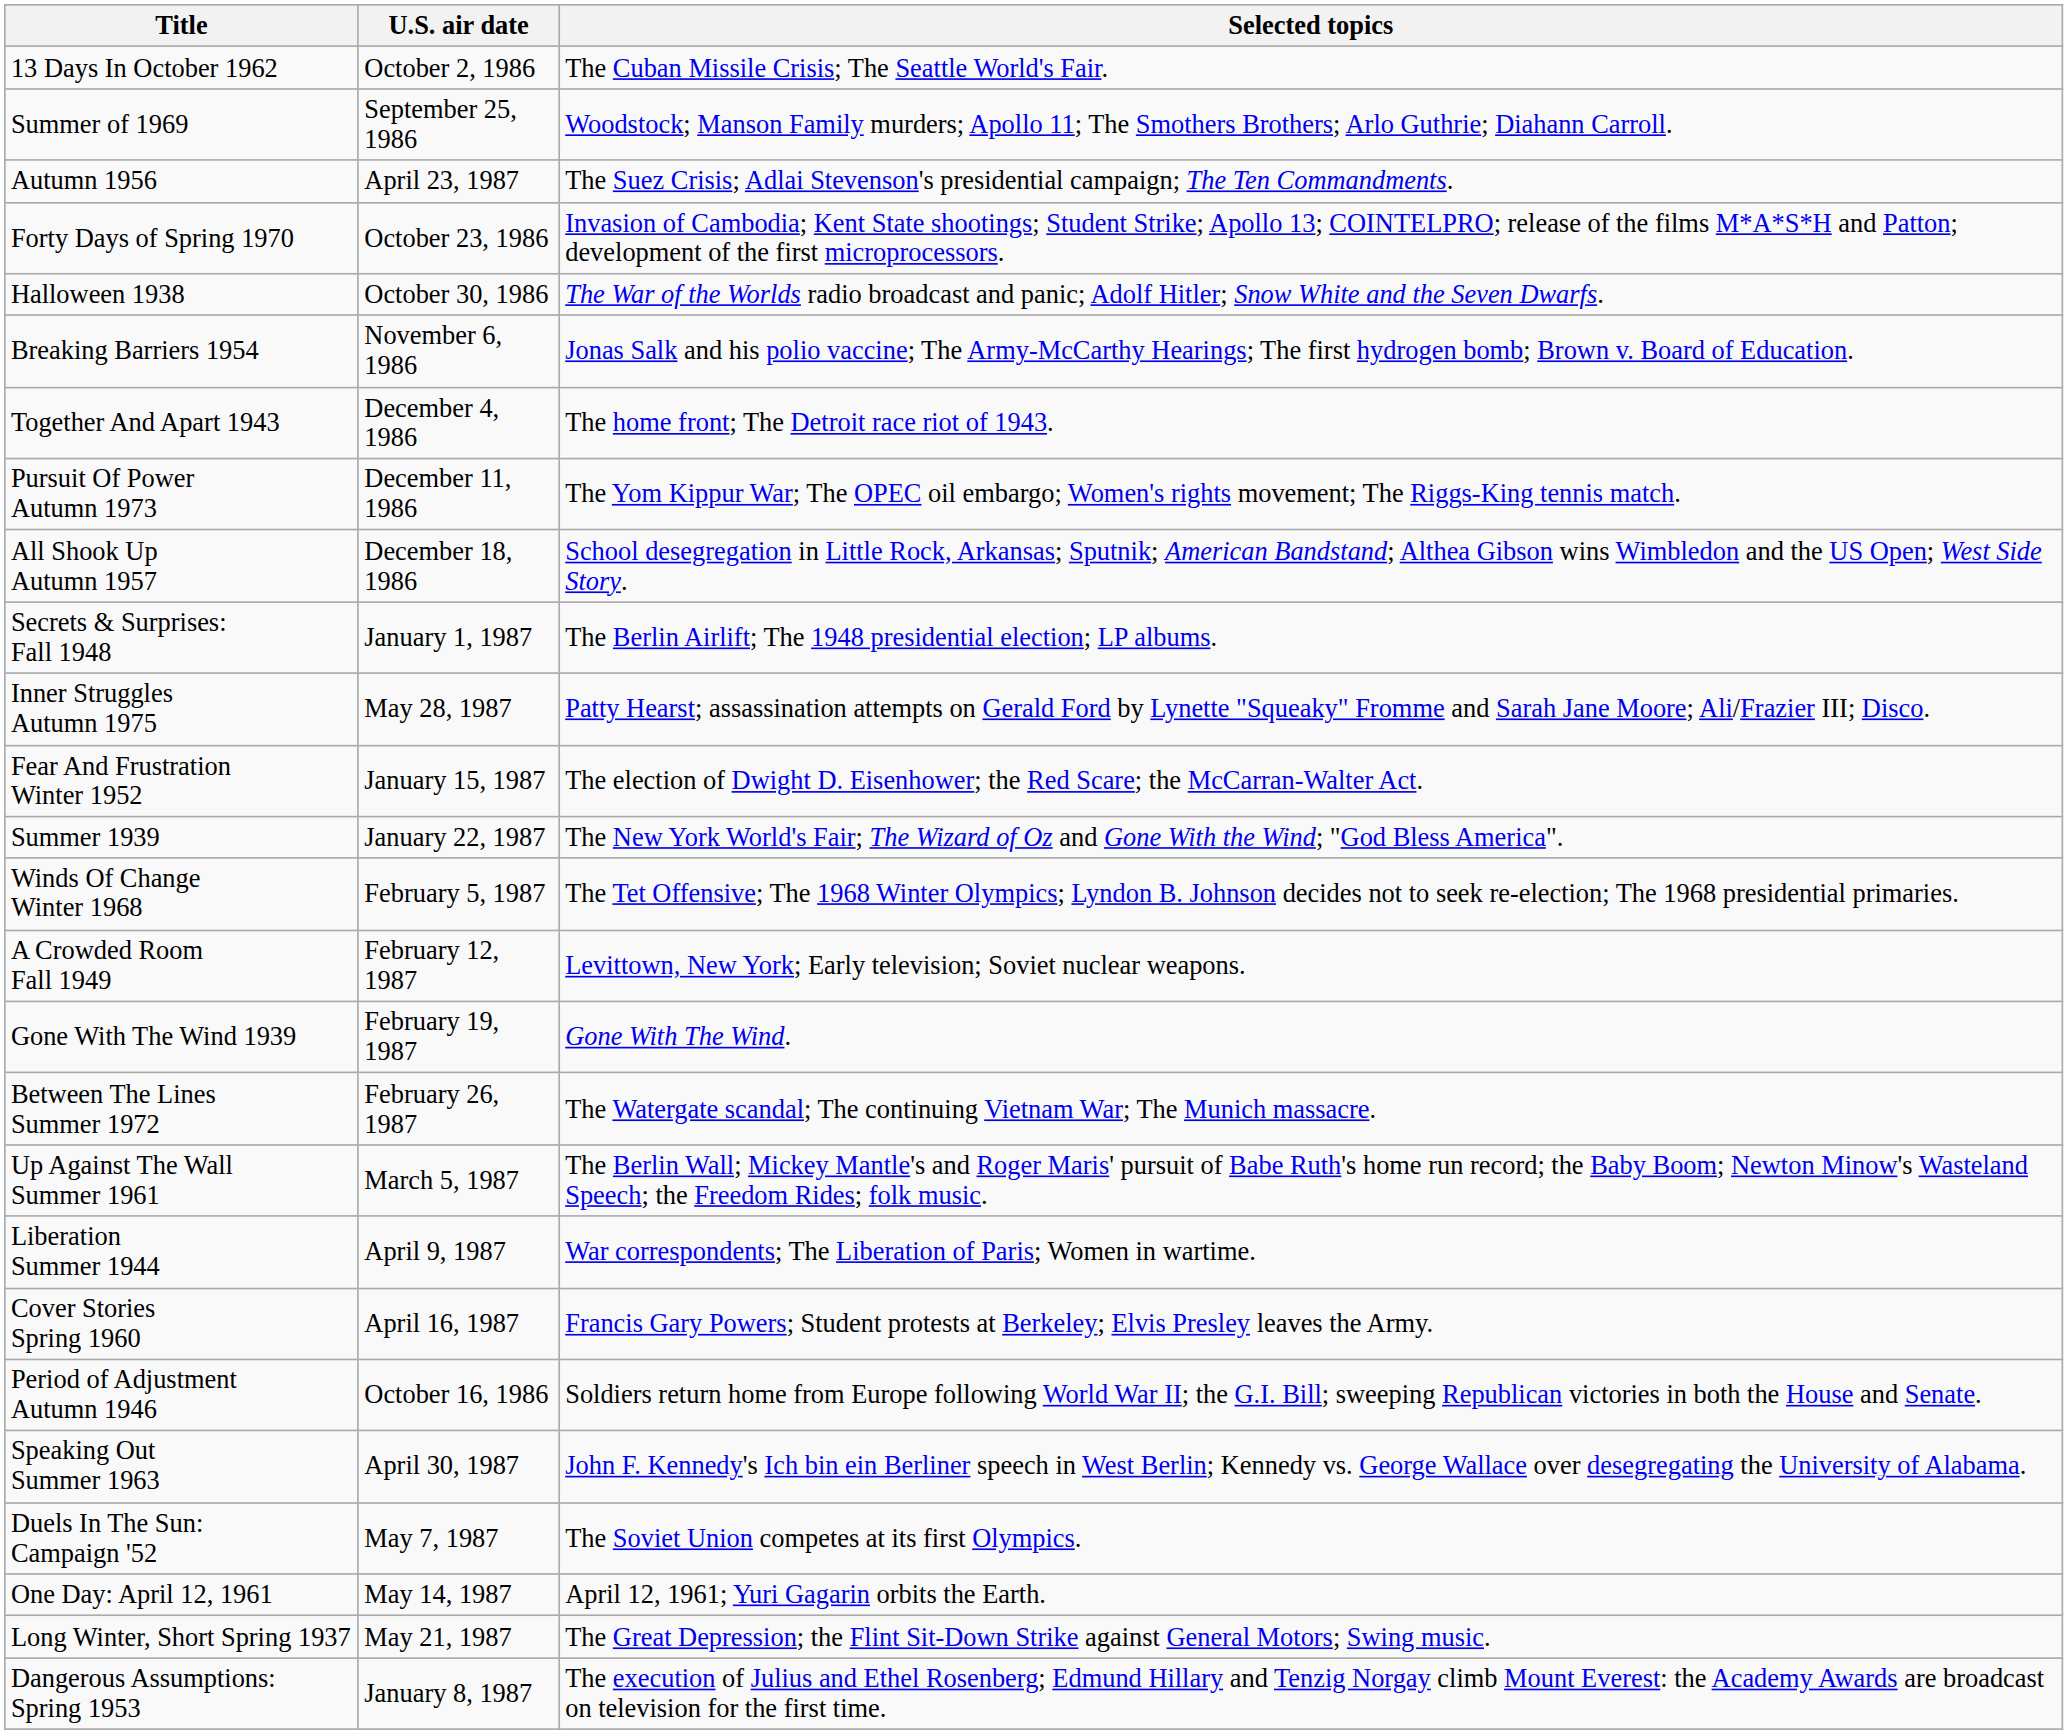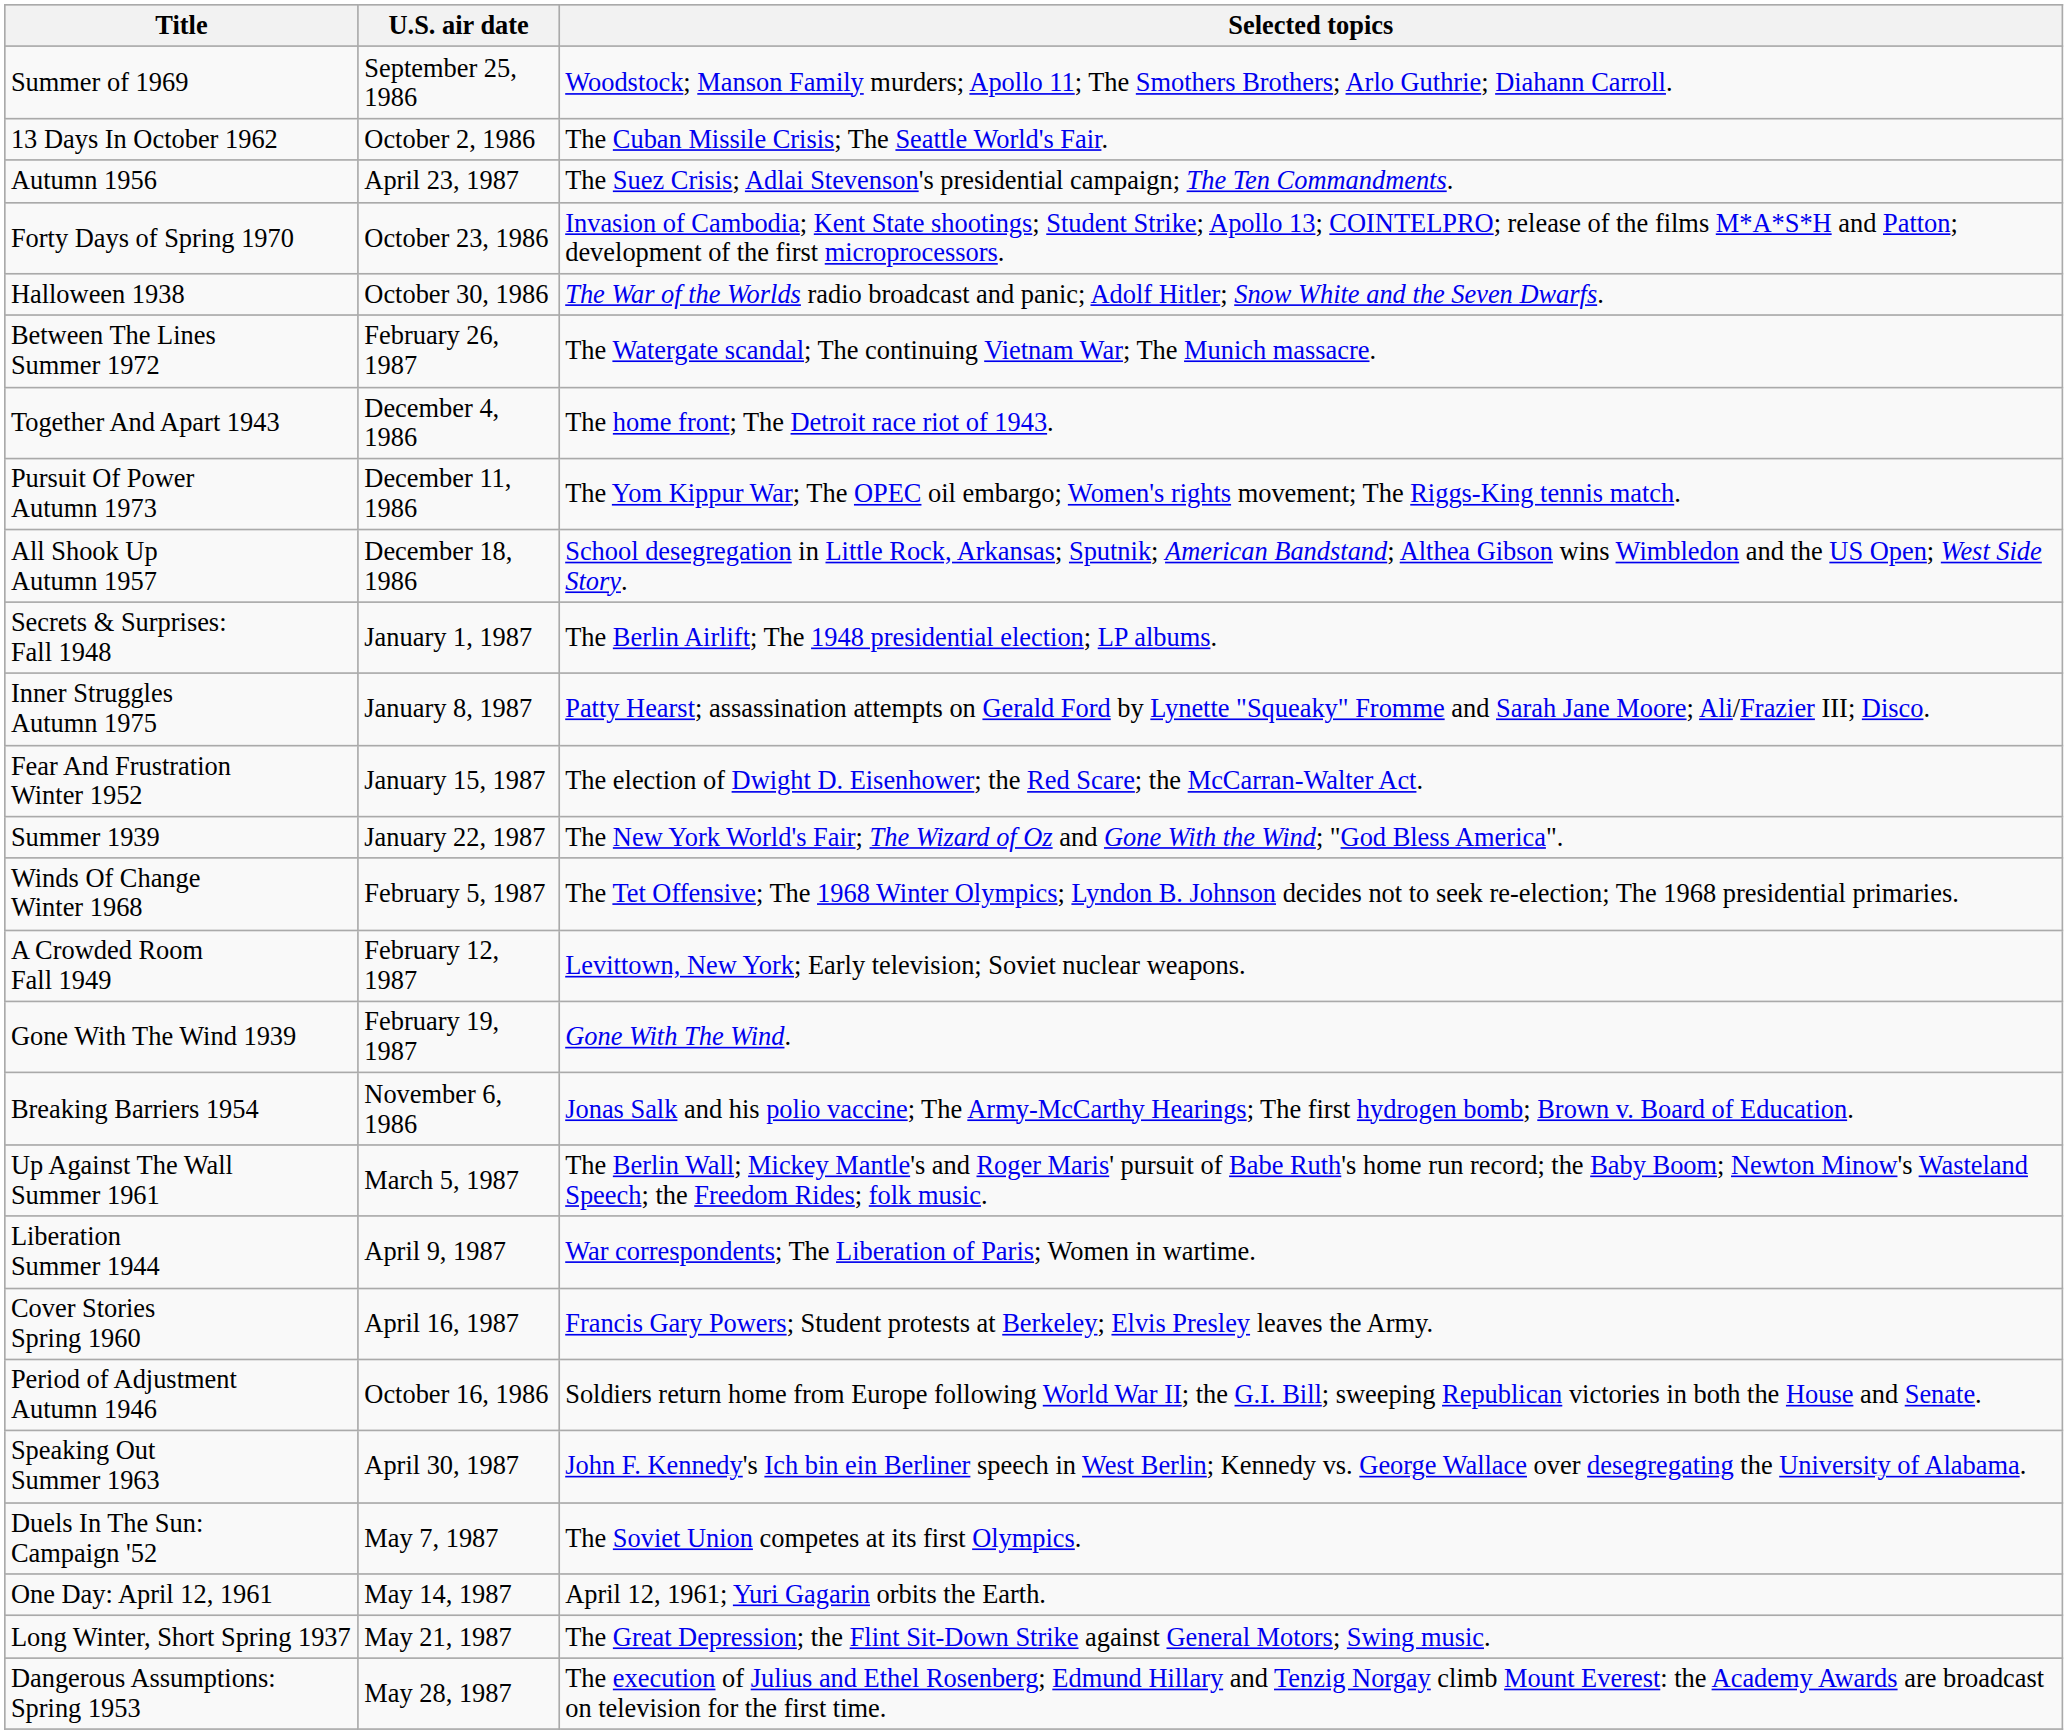rows swapped: (100, 124) <-> (144, 67)
rows swapped: (135, 350) <-> (113, 1108)
(438, 708) May 28, 1987 -> (448, 708) January 8, 1987
(448, 1693) January 8, 1987 -> (438, 1693) May 28, 1987
